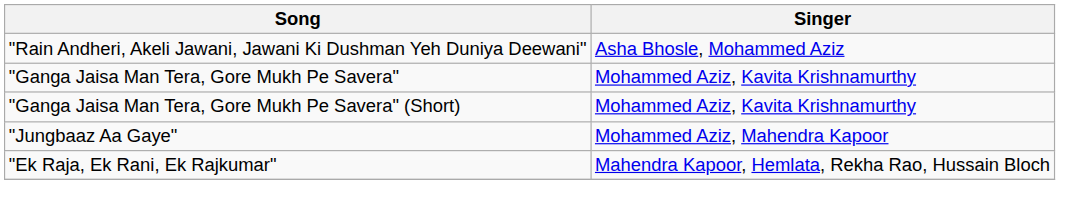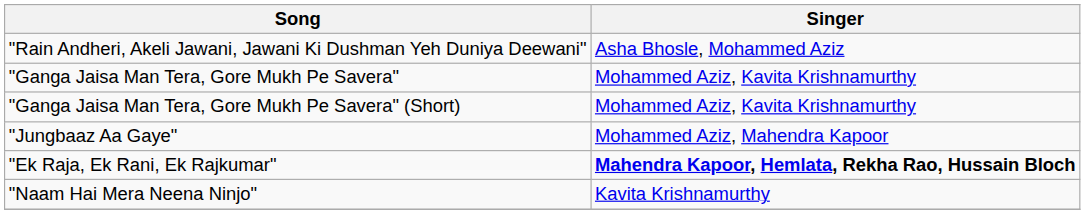(823, 164) normal -> (835, 164) bold
+ row: (133, 194)
